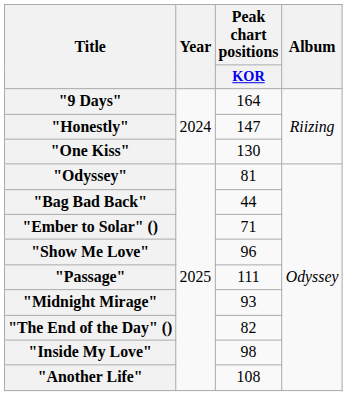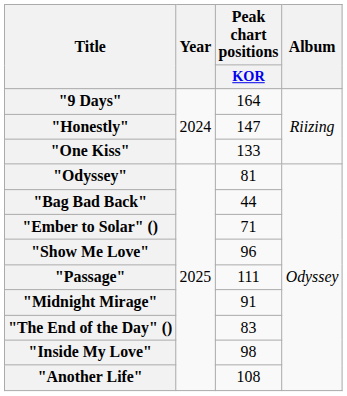(248, 151) 130 -> (248, 151) 133
(248, 302) 93 -> (248, 302) 91
(248, 327) 82 -> (248, 327) 83
